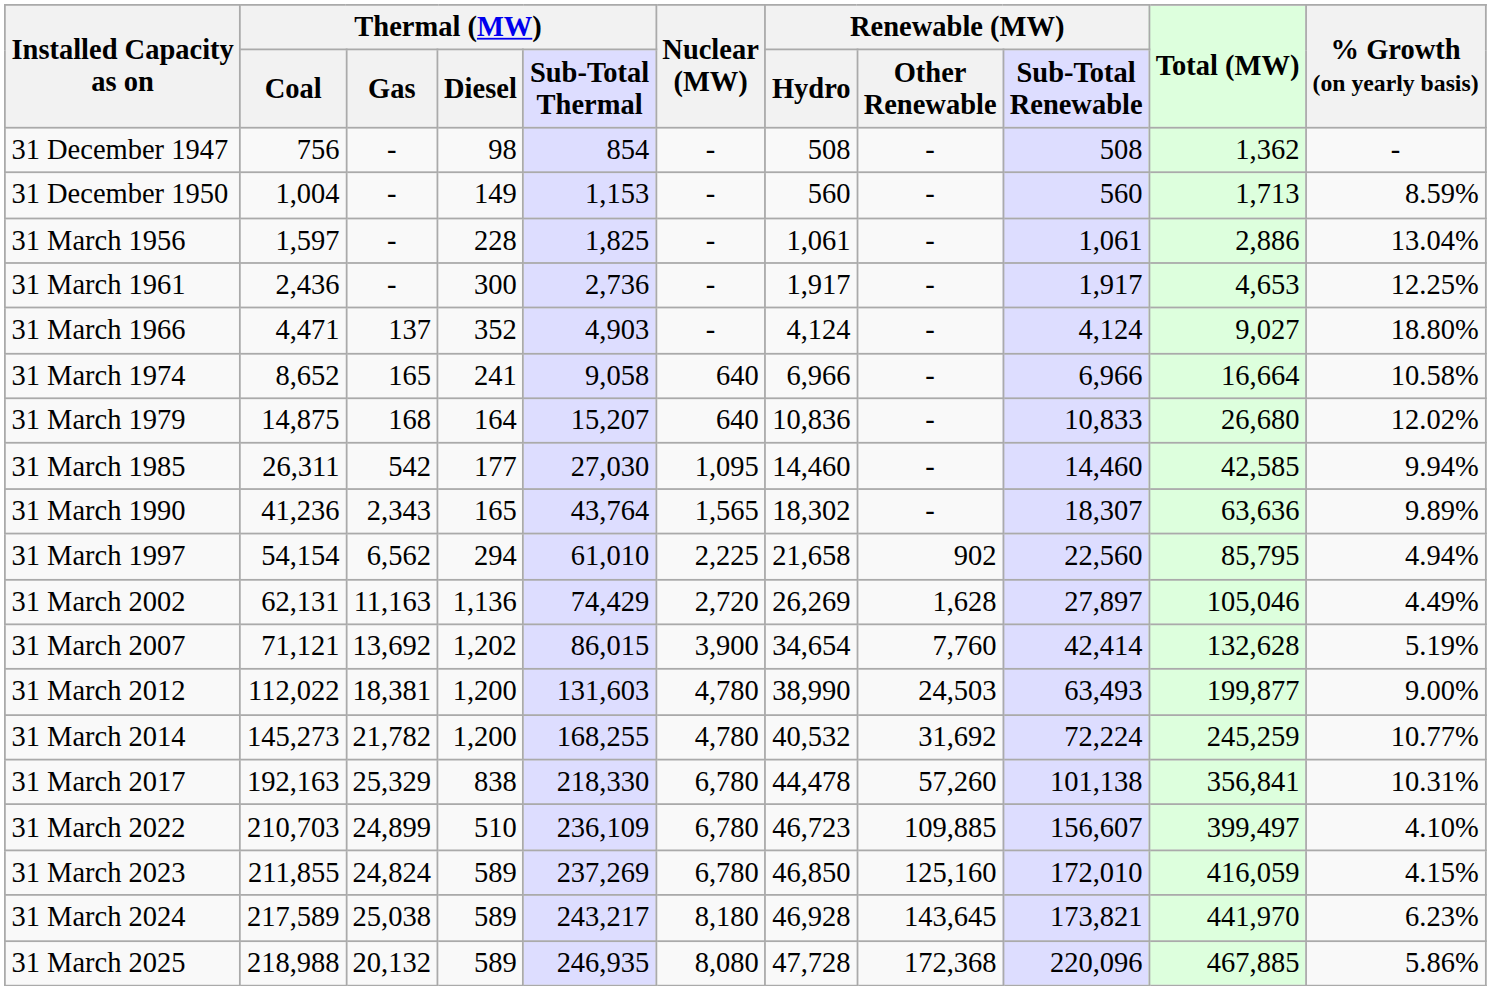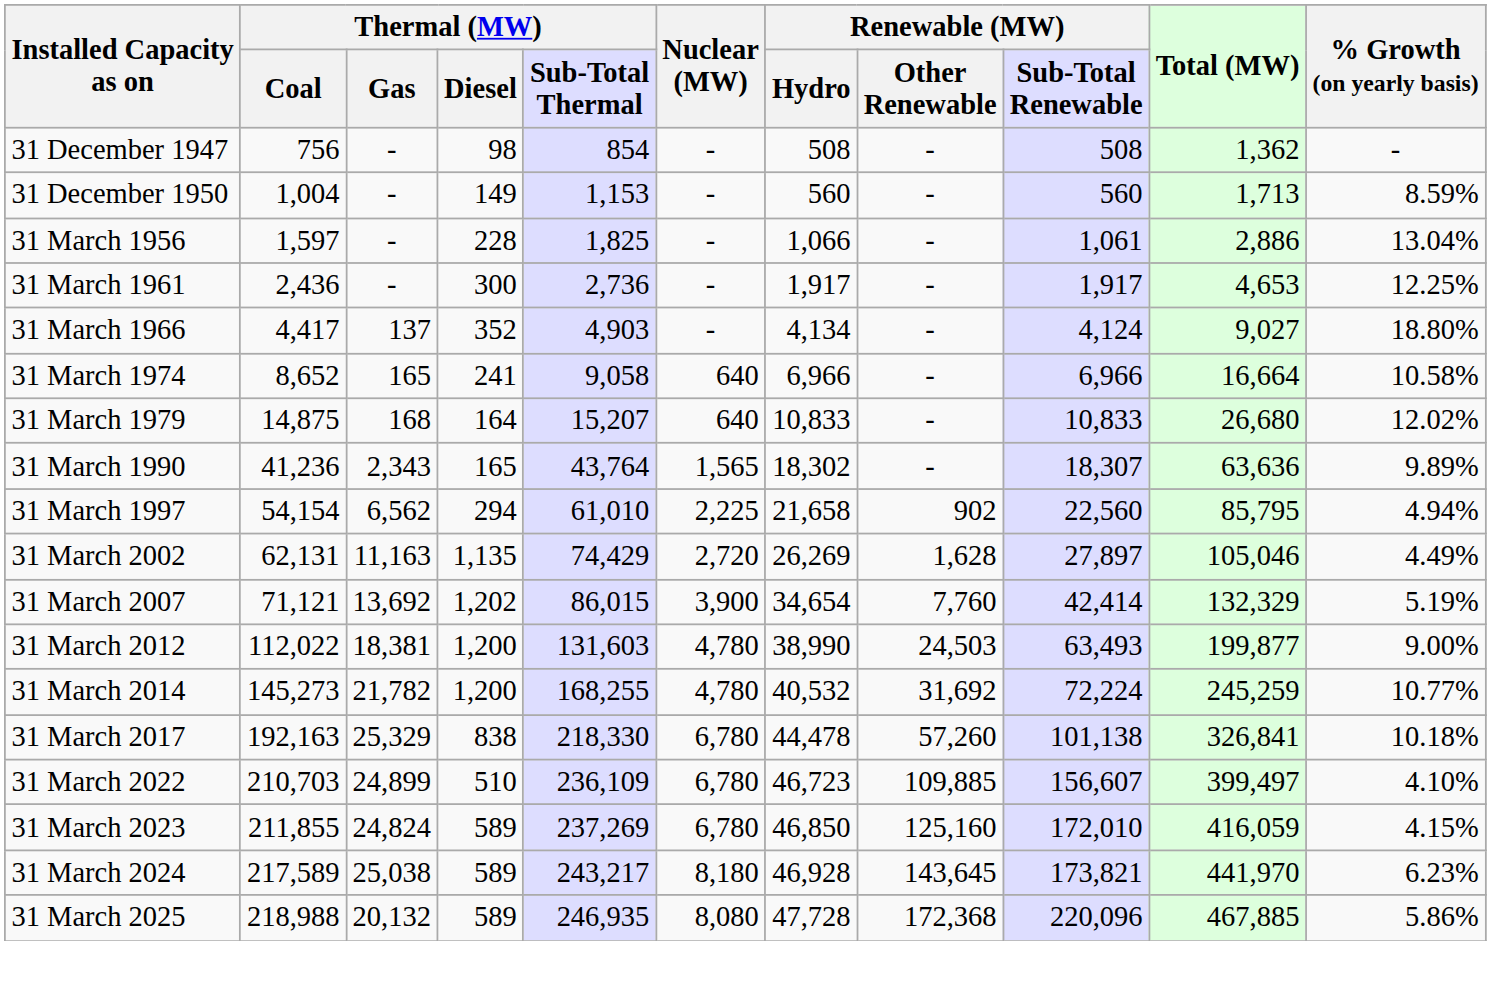(818, 239) 1,061 -> (818, 239) 1,066
(307, 330) 4,471 -> (307, 330) 4,417
(818, 330) 4,124 -> (818, 330) 4,134
(811, 420) 10,836 -> (811, 420) 10,833
- row: (98, 465)
(485, 601) 1,136 -> (485, 555) 1,135
(1253, 646) 132,628 -> (1253, 601) 132,329
(1253, 781) 356,841 -> (1253, 736) 326,841
(1435, 781) 10.31% -> (1435, 736) 10.18%
